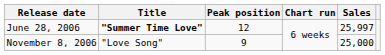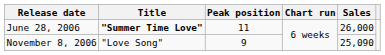(244, 27) 12 -> (244, 27) 11
(357, 27) 25,997 -> (357, 27) 26,000
(357, 42) 25,000 -> (357, 42) 25,090
